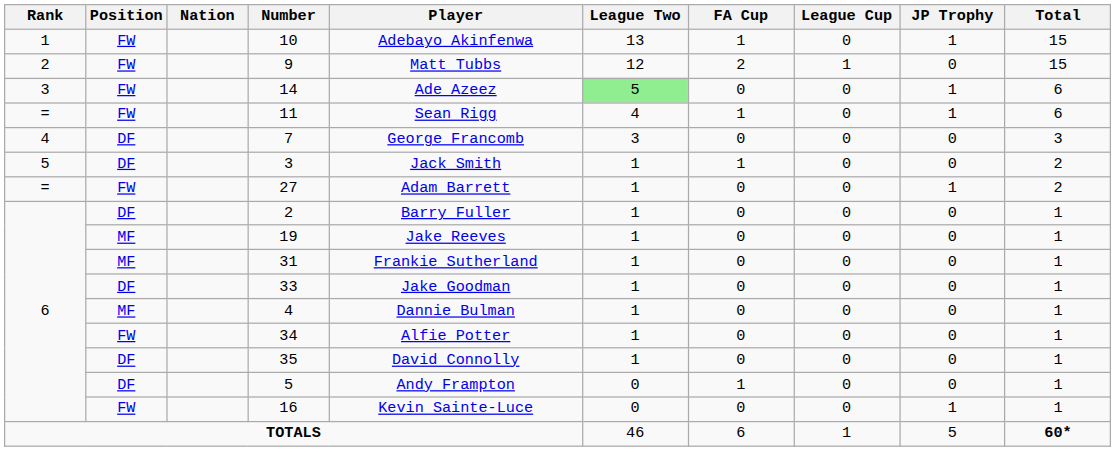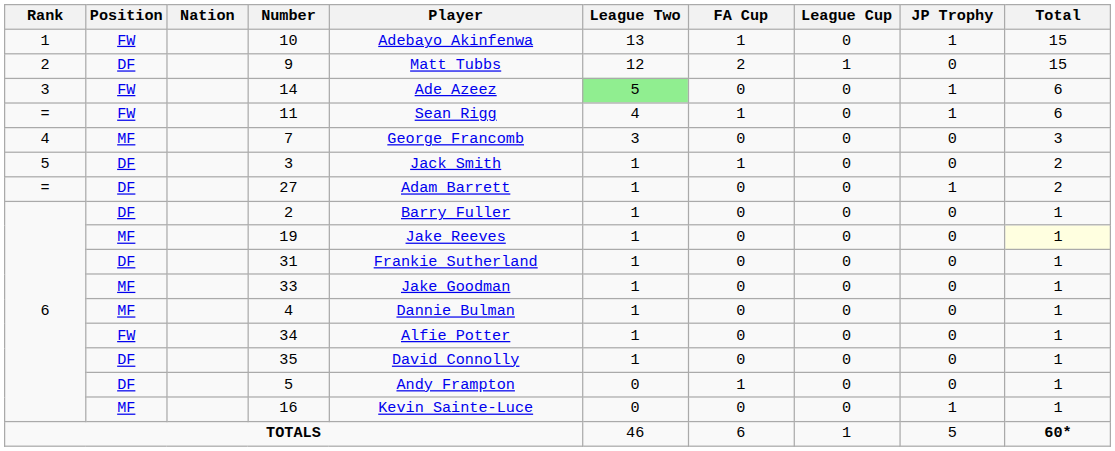(126, 66) FW -> (126, 66) DF
(126, 140) DF -> (126, 140) MF
(126, 189) FW -> (126, 189) DF
(1058, 238) no background -> (1058, 238) lightyellow background
(126, 262) MF -> (126, 262) DF
(126, 287) DF -> (126, 287) MF
(126, 410) FW -> (126, 410) MF
